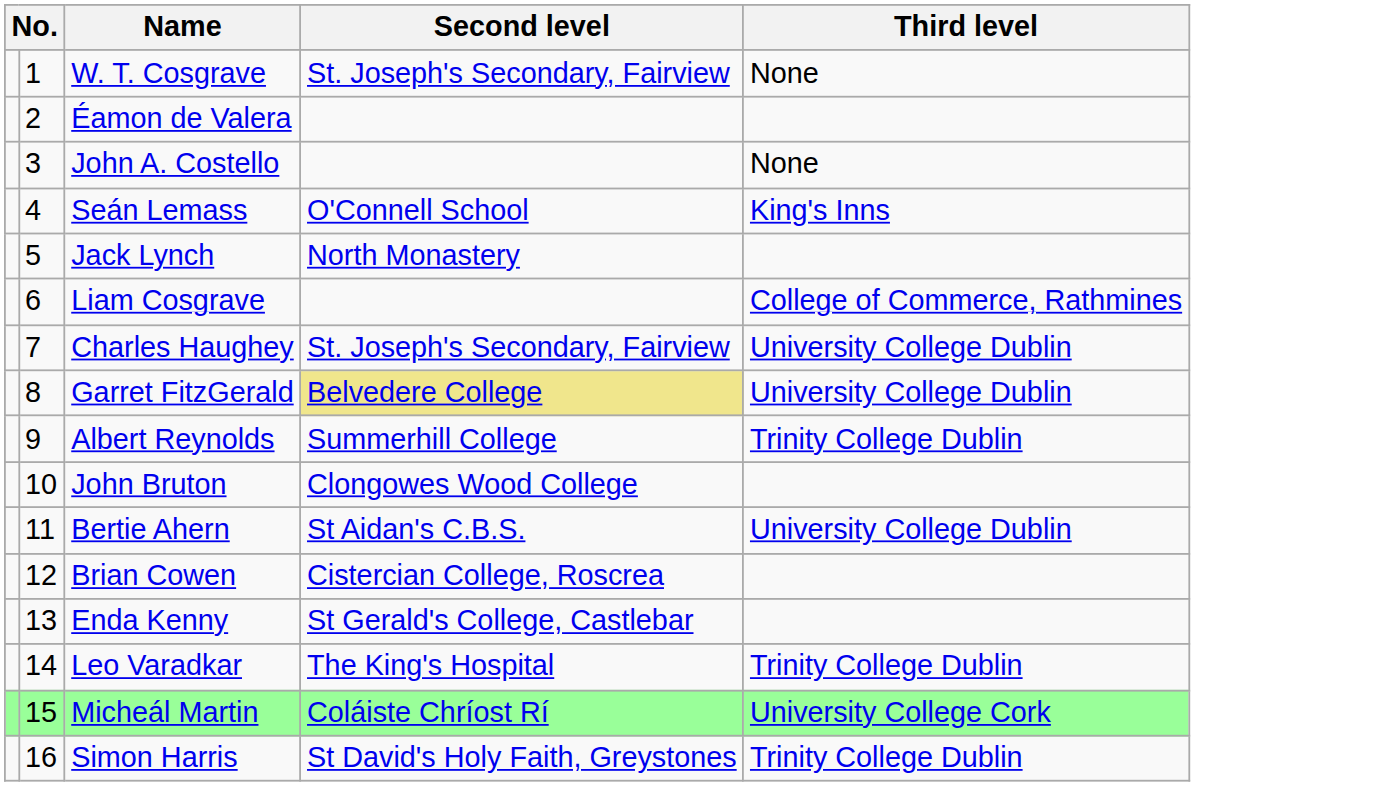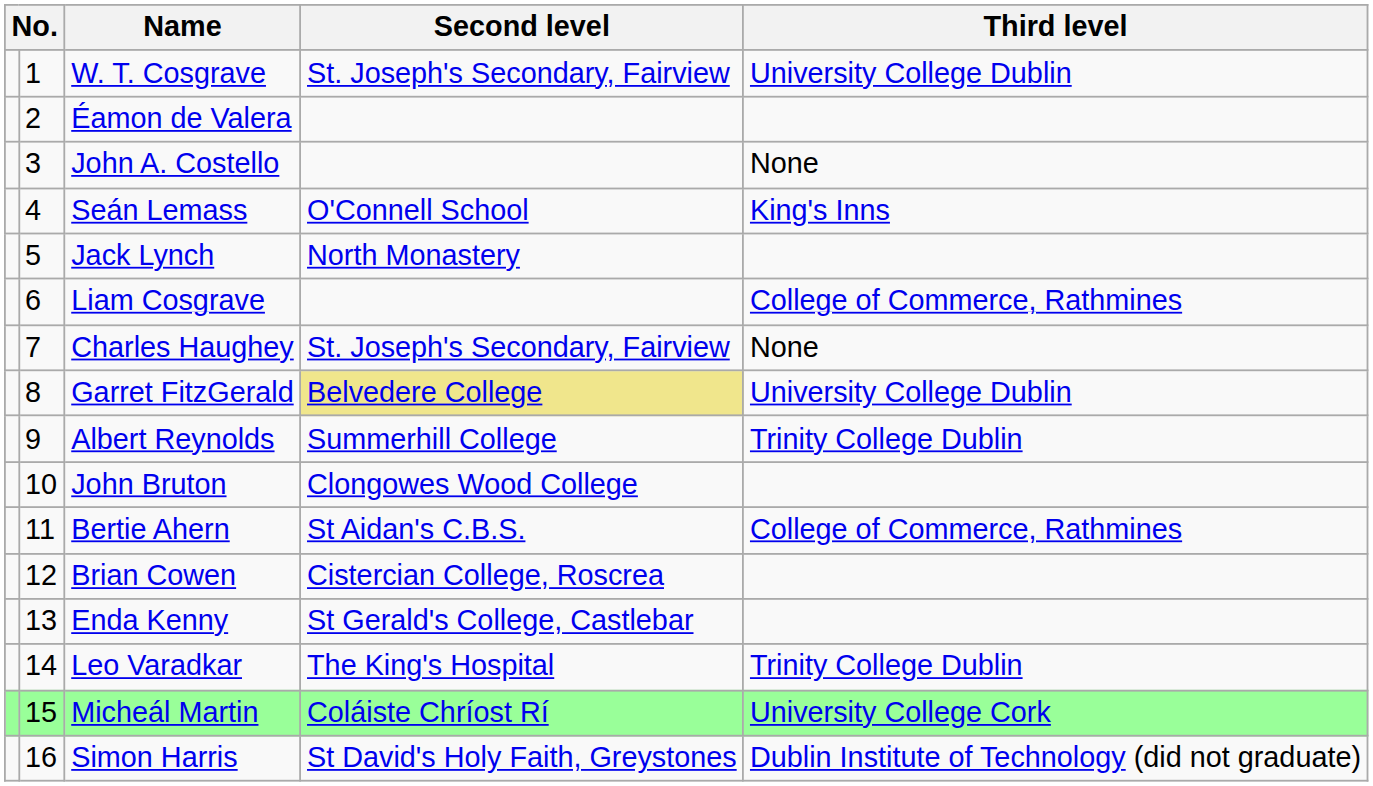(784, 73) None -> (911, 73) University College Dublin
(911, 347) University College Dublin -> (784, 347) None
(911, 529) University College Dublin -> (966, 529) College of Commerce, Rathmines
(886, 758) Trinity College Dublin -> (1055, 758) Dublin Institute of Technology (did not graduate)
